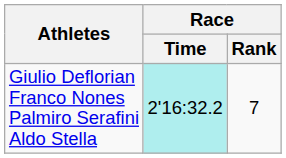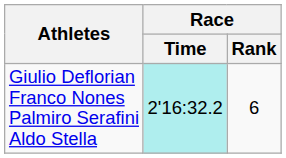(254, 109) 7 -> (254, 109) 6
